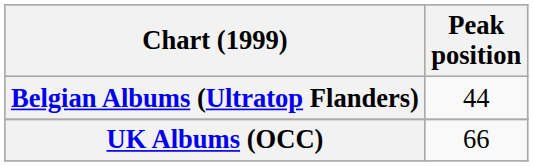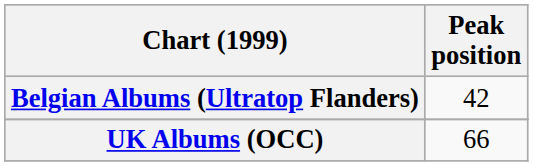(476, 97) 44 -> (476, 97) 42
